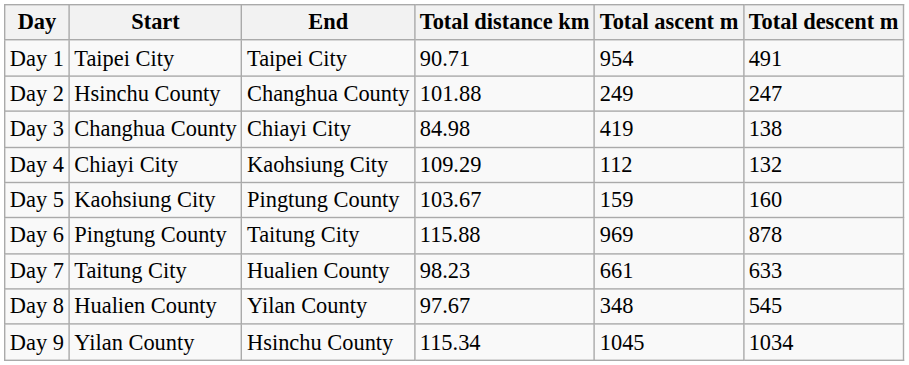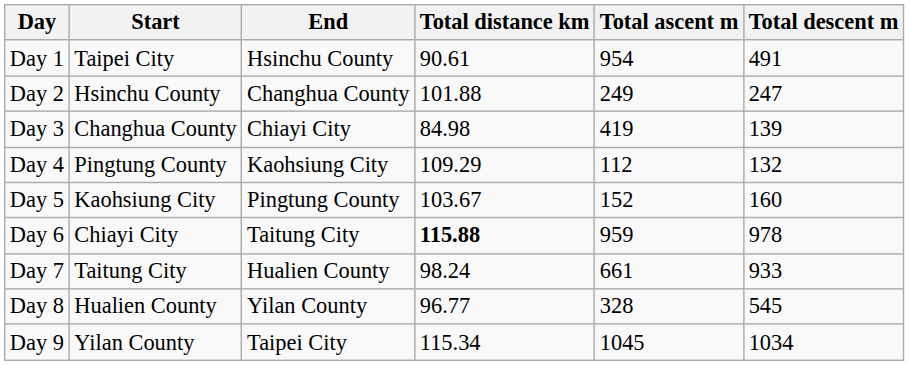(297, 57) Taipei City -> (320, 57) Hsinchu County
(445, 57) 90.71 -> (445, 57) 90.61
(765, 128) 138 -> (765, 128) 139
(126, 164) Chiayi City -> (151, 164) Pingtung County
(617, 199) 159 -> (617, 199) 152
(151, 235) Pingtung County -> (126, 235) Chiayi City
(450, 235) normal -> (450, 235) bold
(617, 235) 969 -> (617, 235) 959
(765, 235) 878 -> (765, 235) 978
(445, 270) 98.23 -> (445, 270) 98.24
(765, 270) 633 -> (765, 270) 933
(445, 306) 97.67 -> (445, 306) 96.77
(617, 306) 348 -> (617, 306) 328
(320, 341) Hsinchu County -> (297, 341) Taipei City
